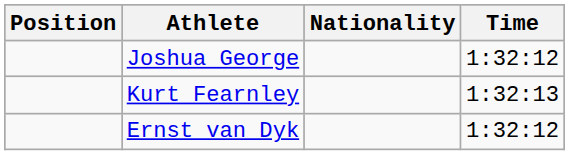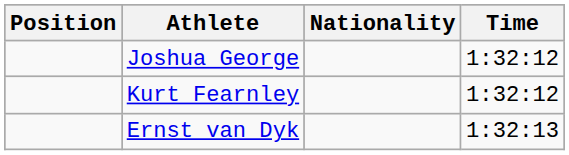(513, 95) 1:32:13 -> (513, 95) 1:32:12
(513, 131) 1:32:12 -> (513, 131) 1:32:13
